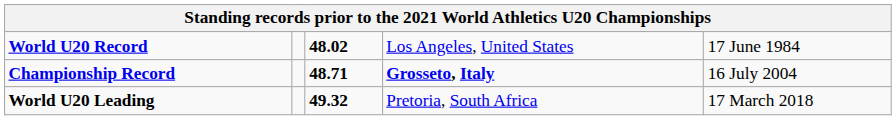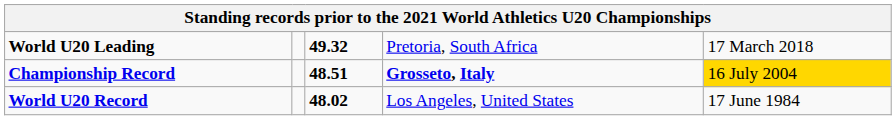rows swapped: (78, 45) <-> (81, 100)
(329, 73) 48.71 -> (329, 73) 48.51
(752, 73) no background -> (752, 73) gold background
